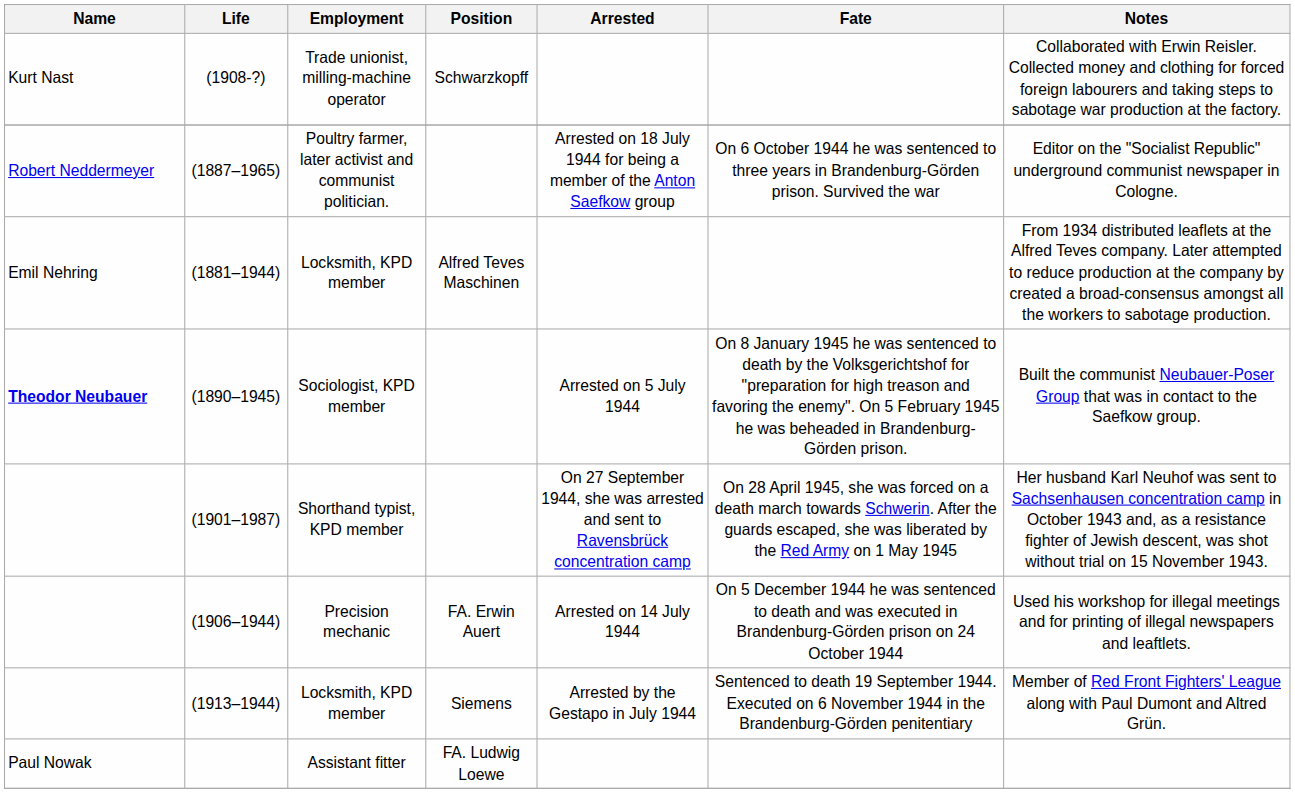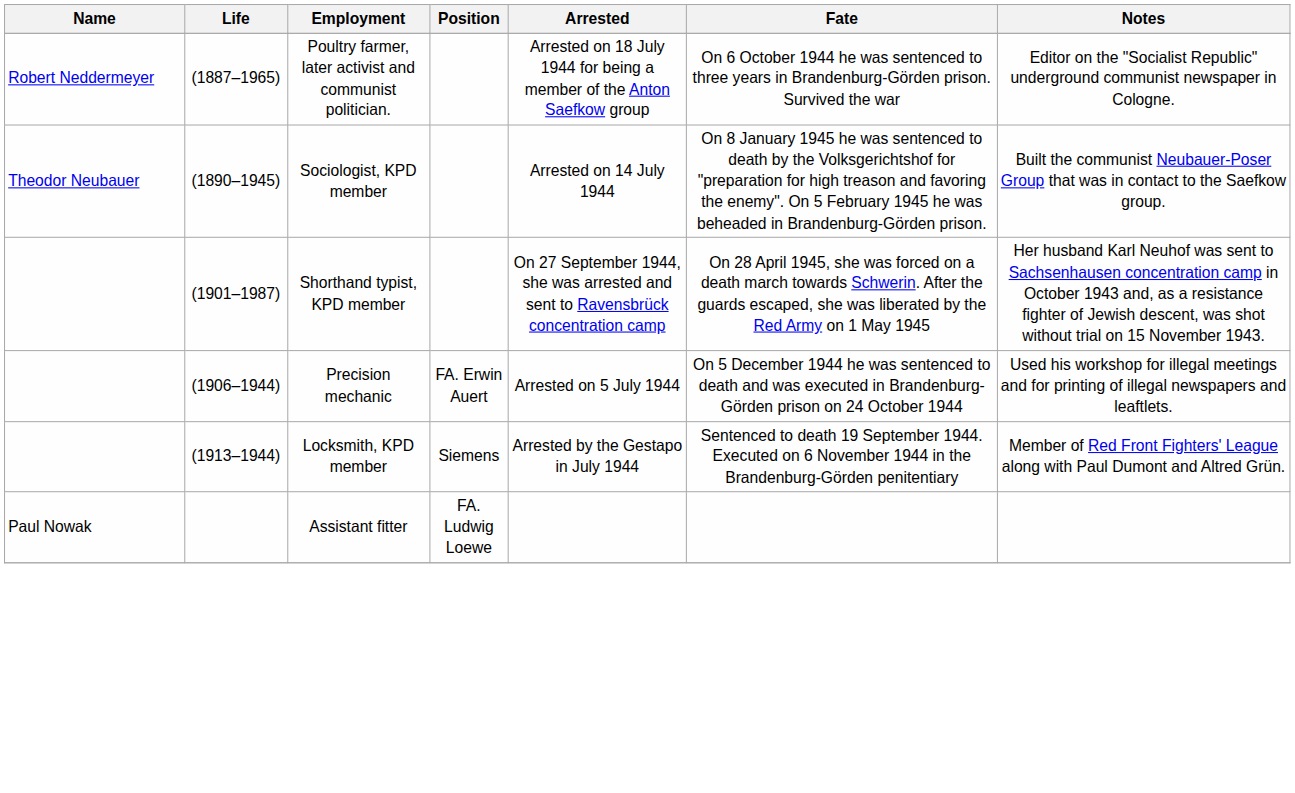- row: (236, 78)
- row: (236, 272)
(78, 396) bold -> (74, 181) normal
(622, 396) Arrested on 5 July 1944 -> (597, 181) Arrested on 14 July 1944
(623, 622) Arrested on 14 July 1944 -> (597, 385) Arrested on 5 July 1944
